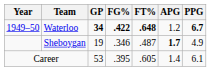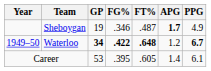rows swapped: (61, 27) <-> (65, 43)
